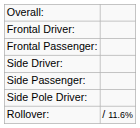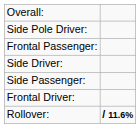rows swapped: (41, 30) <-> (47, 98)
(118, 115) normal -> (118, 115) bold
